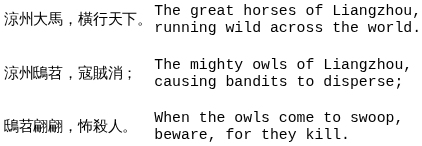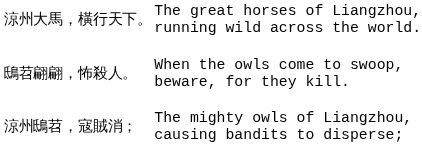rows swapped: (71, 74) <-> (71, 127)
